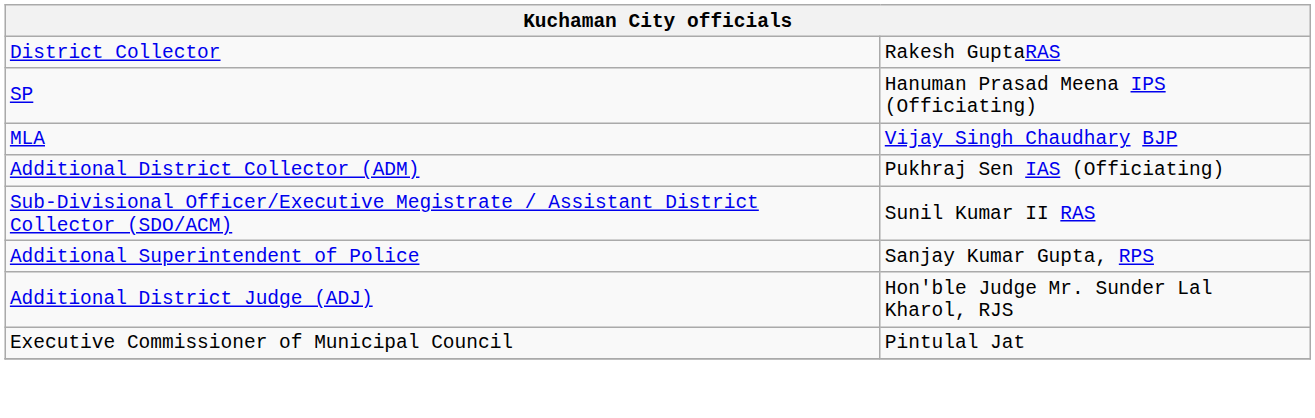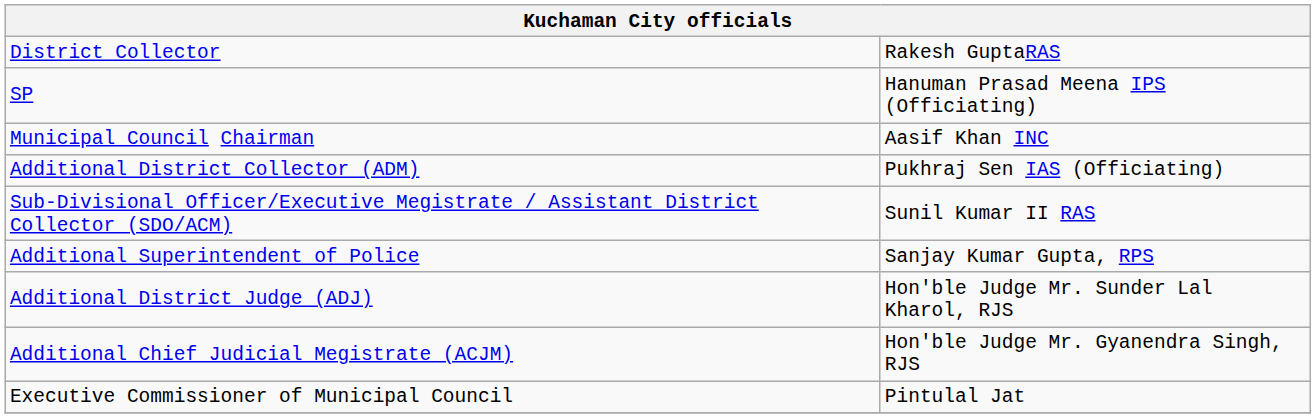- row: (27, 138)
+ row: (162, 138)
+ row: (261, 354)
